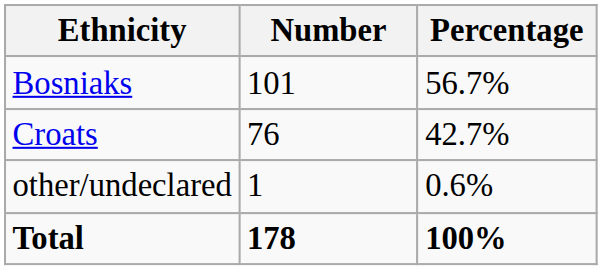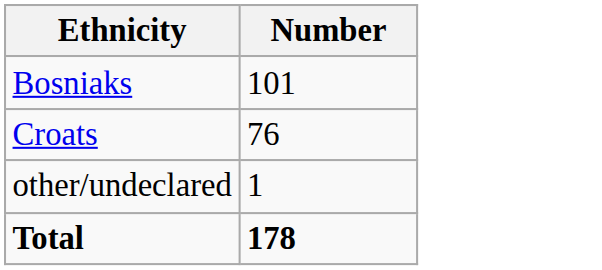- column: (507, 30)
